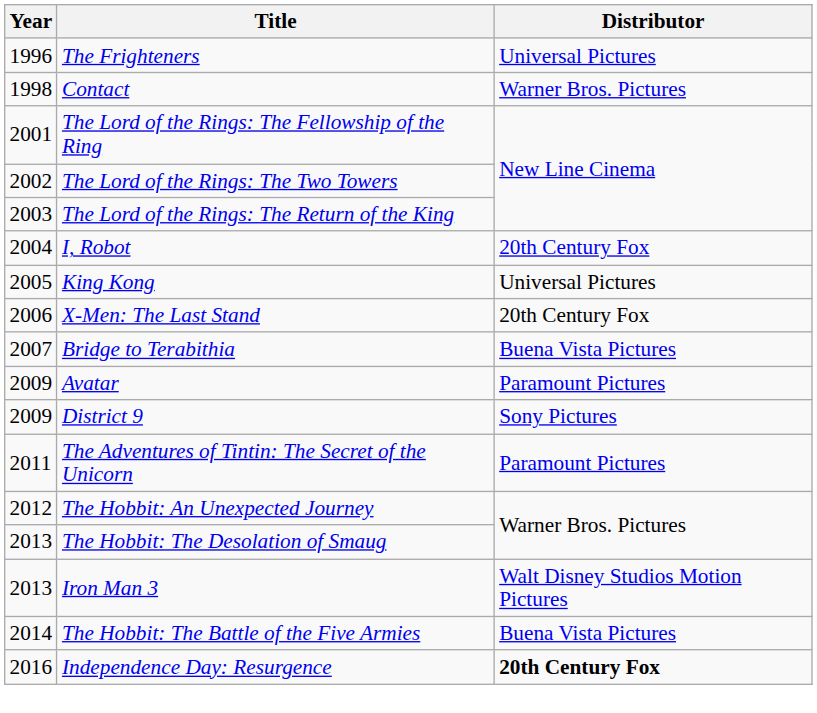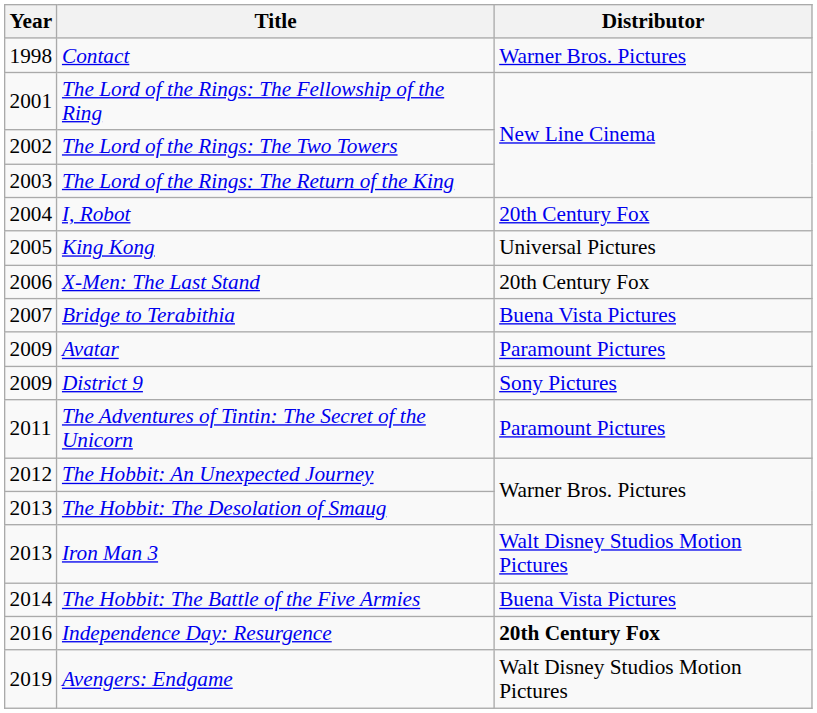- row: (131, 55)
+ row: (147, 678)
